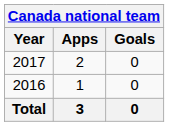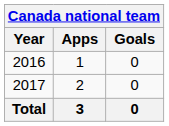rows swapped: (29, 86) <-> (29, 62)
